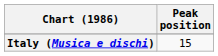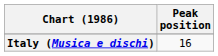(185, 43) 15 -> (185, 43) 16
